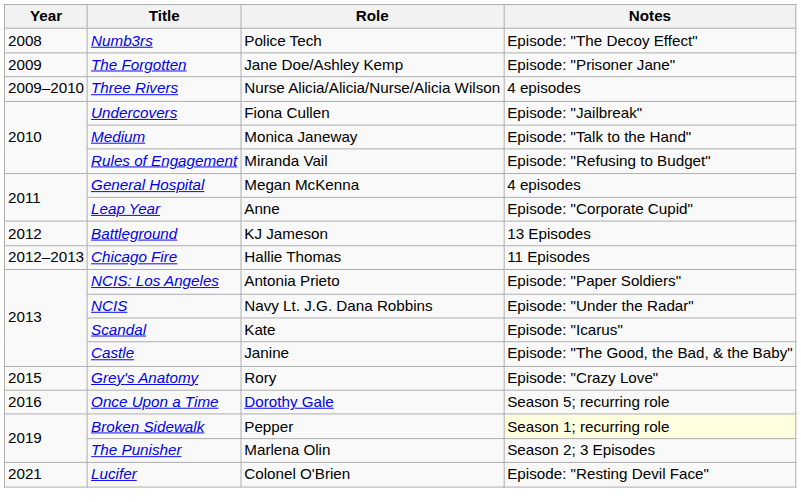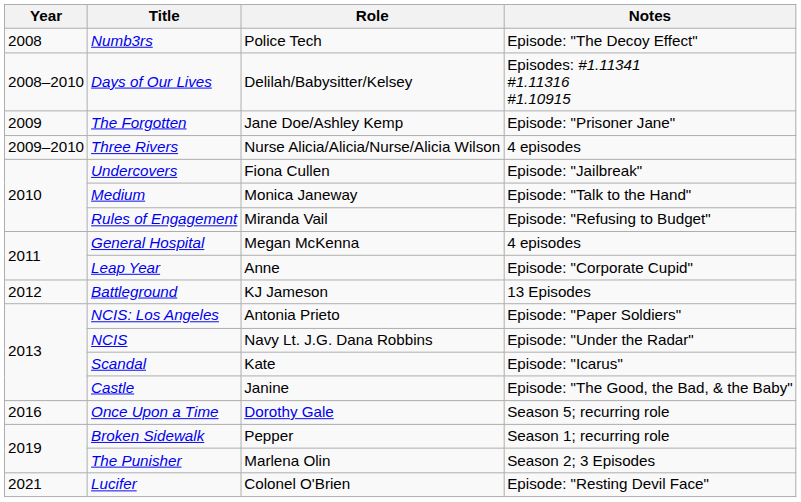+ row: (151, 81)
- row: (134, 257)
- row: (145, 378)
(588, 426) lightyellow background -> (588, 436) no background
